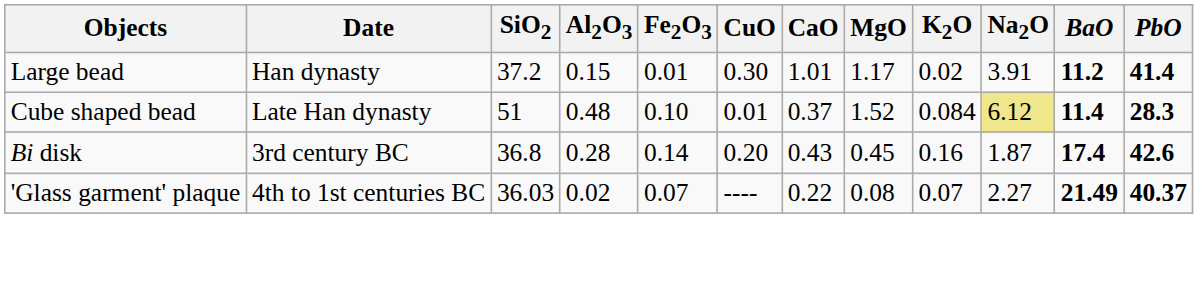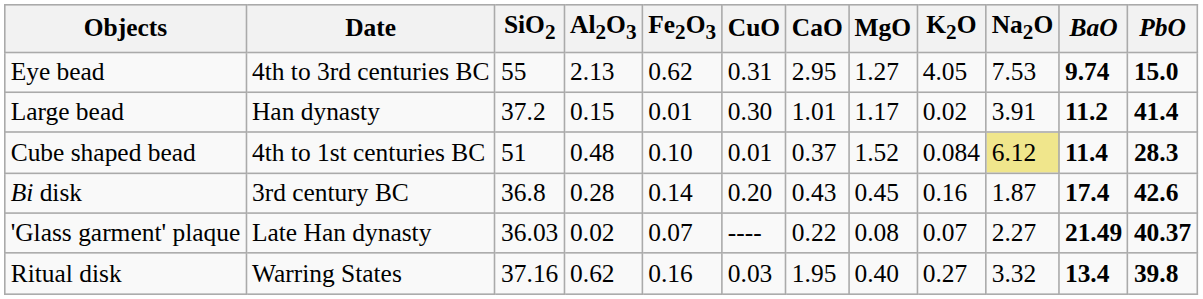+ row: (58, 71)
(342, 112) Late Han dynasty -> (369, 152) 4th to 1st centuries BC
(369, 192) 4th to 1st centuries BC -> (342, 233) Late Han dynasty
+ row: (66, 273)
